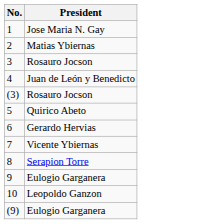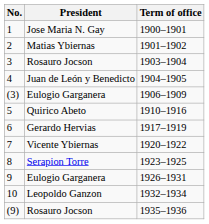+ column: (171, 12)
(60, 95) Rosauro Jocson -> (66, 95) Eulogio Garganera
(66, 210) Eulogio Garganera -> (60, 210) Rosauro Jocson
